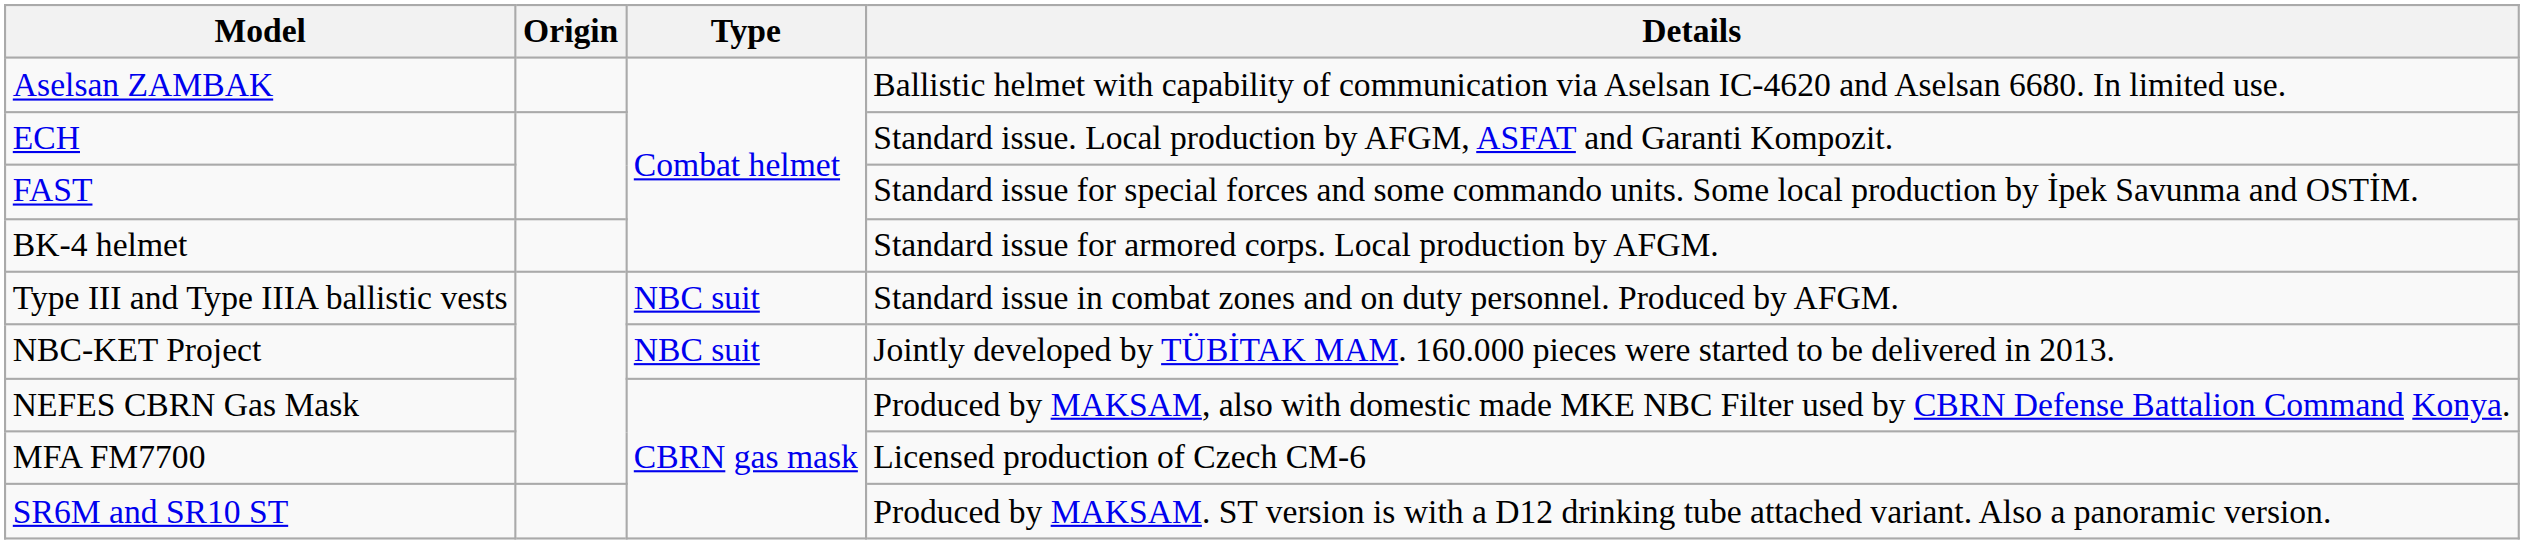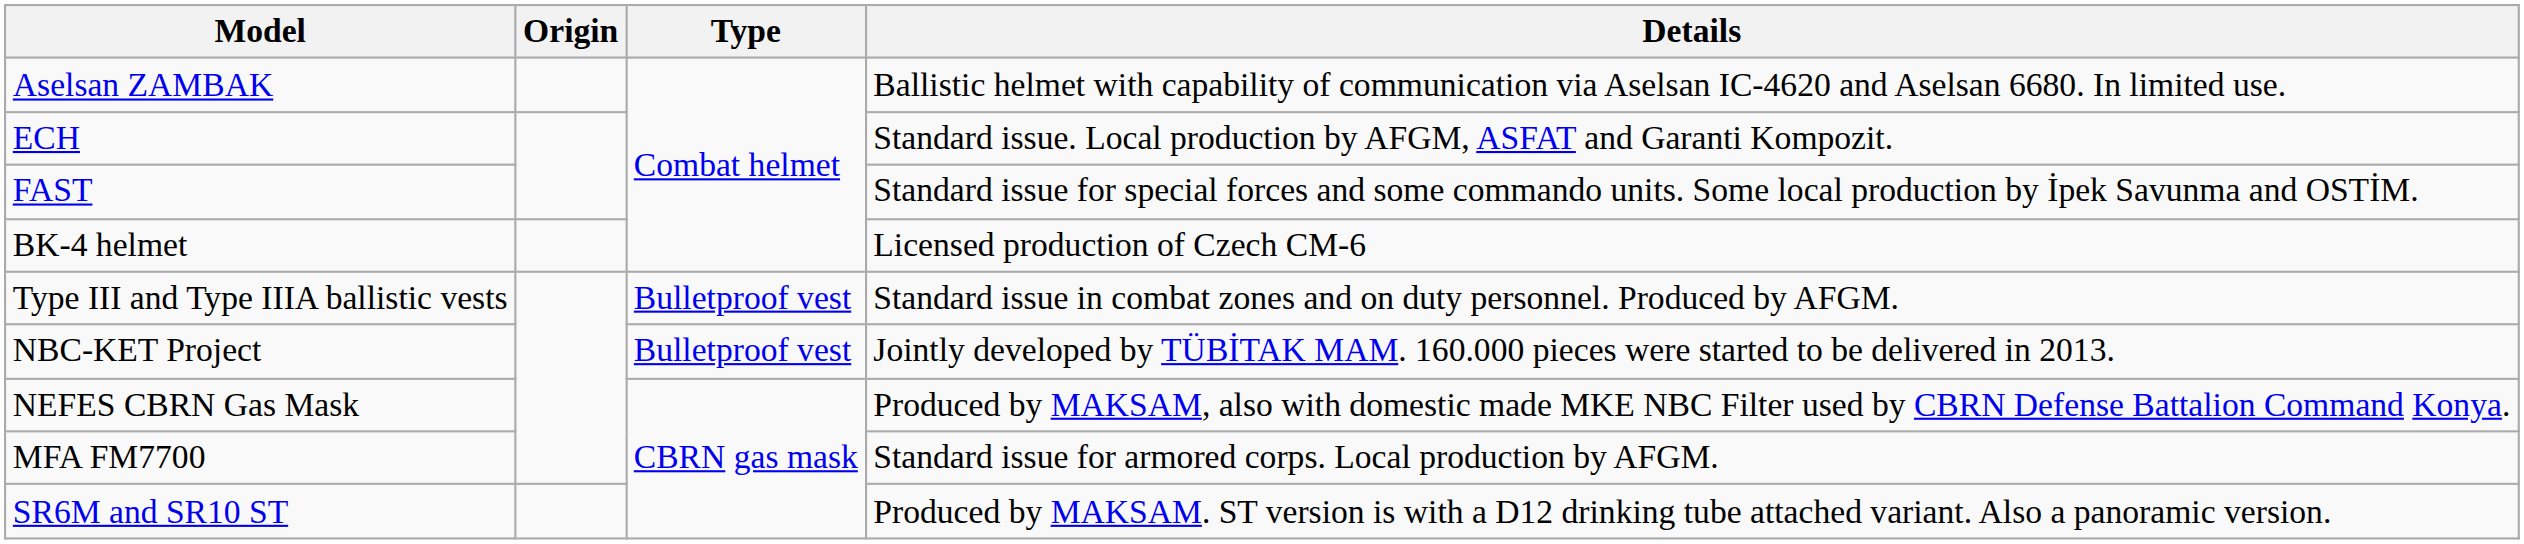(1296, 244) Standard issue for armored corps. Local production by AFGM. -> (1120, 244) Licensed production of Czech CM-6
(697, 297) NBC suit -> (743, 297) Bulletproof vest
(697, 350) NBC suit -> (743, 350) Bulletproof vest
(1120, 457) Licensed production of Czech CM-6 -> (1296, 457) Standard issue for armored corps. Local production by AFGM.
